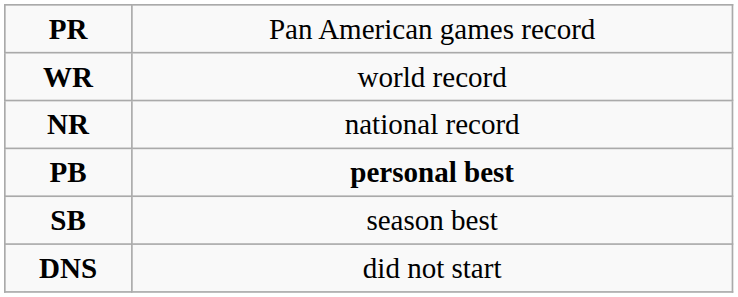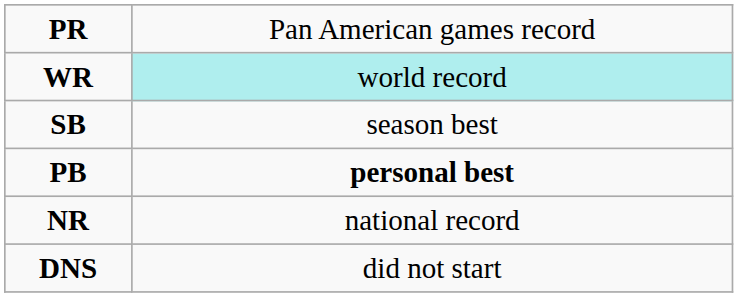(432, 75) no background -> (432, 75) paleturquoise background
rows swapped: (68, 123) <-> (68, 219)
